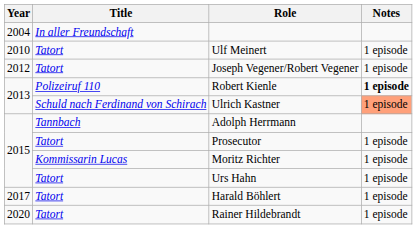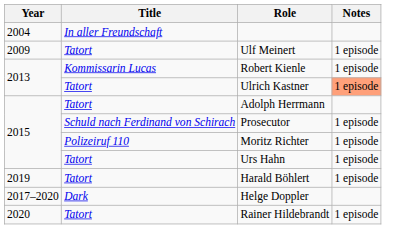(19, 50) 2010 -> (19, 50) 2009
- row: (285, 68)
(68, 86) Polizeiruf 110 -> (110, 68) Kommissarin Lucas
(386, 86) bold -> (356, 68) normal
(121, 104) Schuld nach Ferdinand von Schirach -> (78, 86) Tatort
(58, 123) Tannbach -> (78, 104) Tatort
(49, 141) Tatort -> (150, 123) Schuld nach Ferdinand von Schirach
(81, 159) Kommissarin Lucas -> (97, 141) Polizeiruf 110
(19, 196) 2017 -> (19, 178) 2019
+ row: (275, 196)
